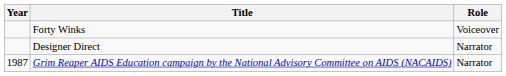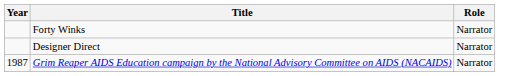(478, 29) Voiceover -> (474, 29) Narrator
